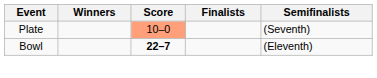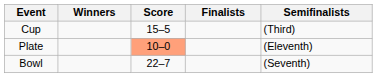+ row: (31, 30)
(287, 30) (Seventh) -> (288, 47) (Eleventh)
(158, 47) bold -> (158, 64) normal
(288, 47) (Eleventh) -> (287, 64) (Seventh)
